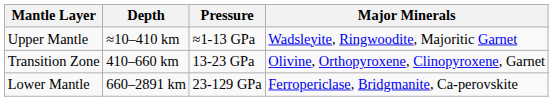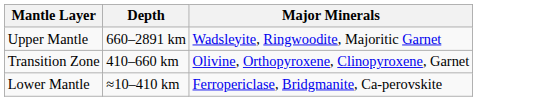- column: (227, 15)
(143, 38) ≈10–410 km -> (146, 38) 660–2891 km
(146, 84) 660–2891 km -> (143, 84) ≈10–410 km
